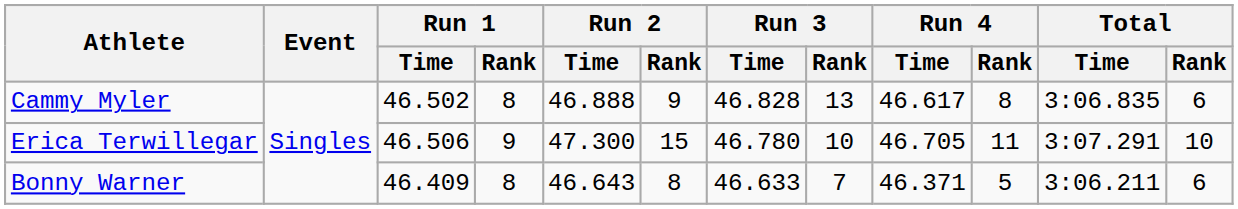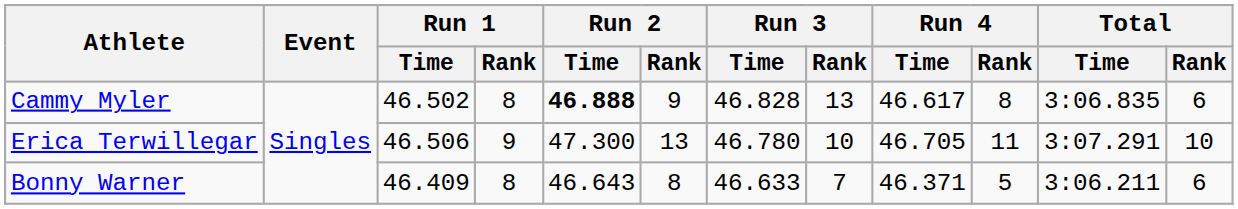(592, 102) normal -> (592, 102) bold
(674, 143) 15 -> (674, 143) 13
